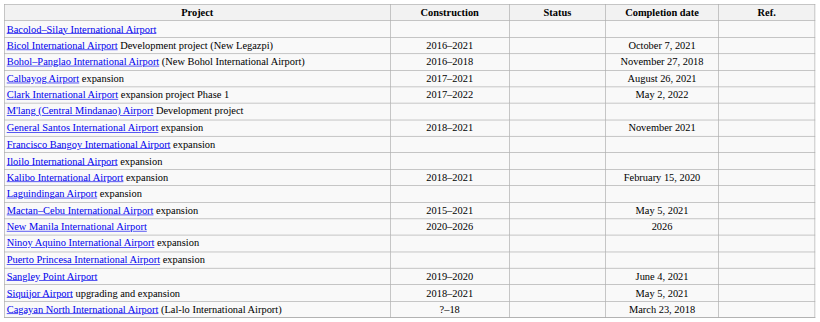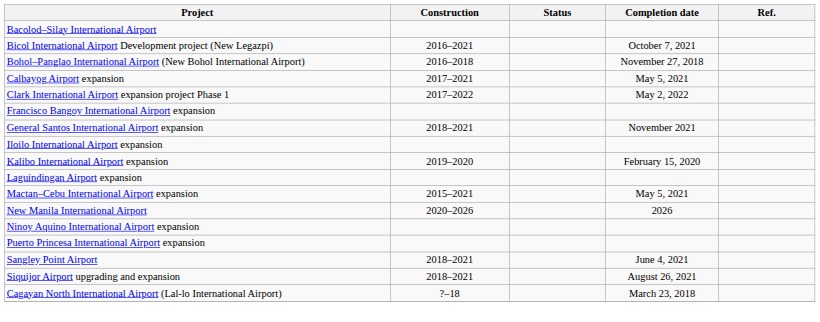(662, 78) August 26, 2021 -> (662, 78) May 5, 2021
- row: (125, 111)
rows swapped: (111, 144) <-> (105, 128)
(450, 177) 2018–2021 -> (450, 161) 2019–2020
(450, 276) 2019–2020 -> (450, 260) 2018–2021
(662, 293) May 5, 2021 -> (662, 276) August 26, 2021
